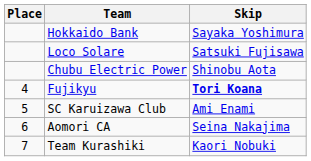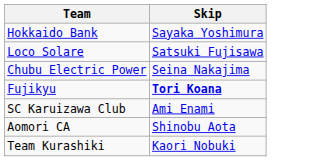- column: (25, 14)
(234, 70) Shinobu Aota -> (201, 70) Seina Nakajima
(241, 127) Seina Nakajima -> (194, 127) Shinobu Aota
